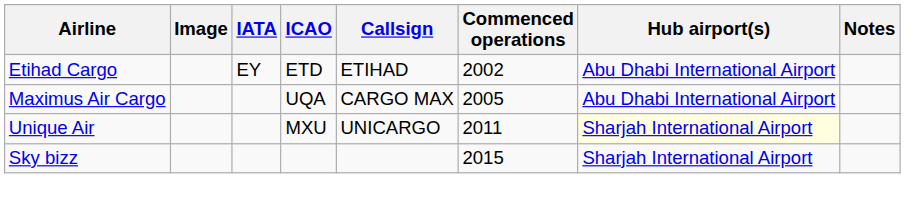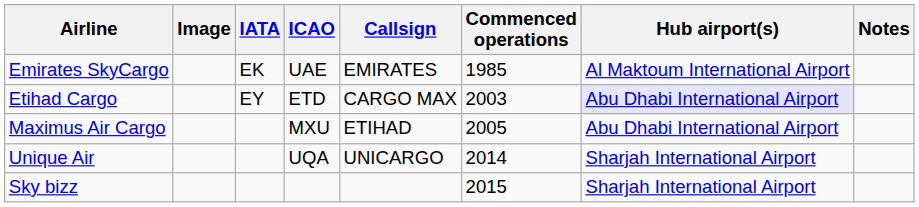+ row: (89, 69)
(374, 69) ETIHAD -> (400, 98) CARGO MAX
(483, 69) 2002 -> (486, 98) 2003
(709, 69) no background -> (712, 98) lavender background
(306, 98) UQA -> (309, 128) MXU
(397, 98) CARGO MAX -> (378, 128) ETIHAD
(306, 128) MXU -> (309, 157) UQA
(482, 128) 2011 -> (486, 157) 2014
(697, 128) lightyellow background -> (701, 157) no background
